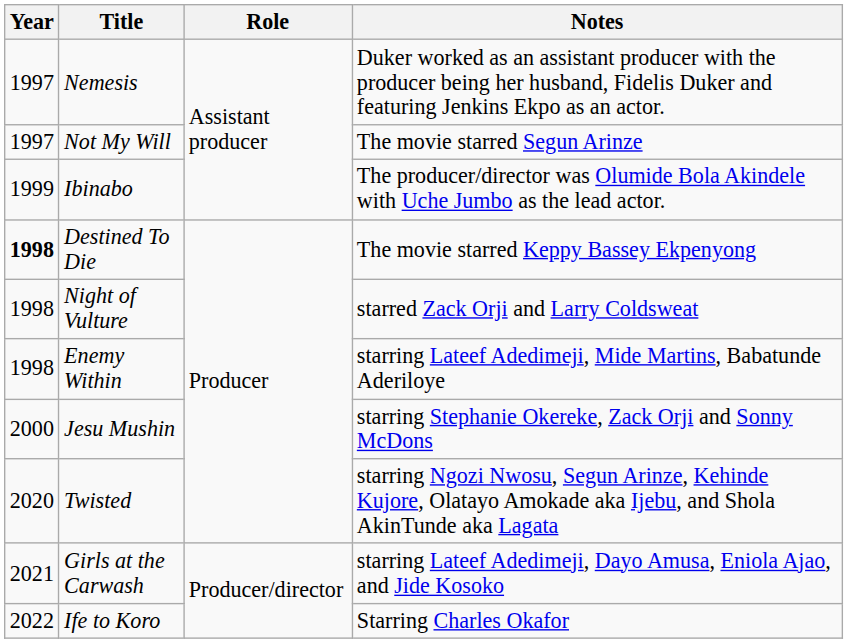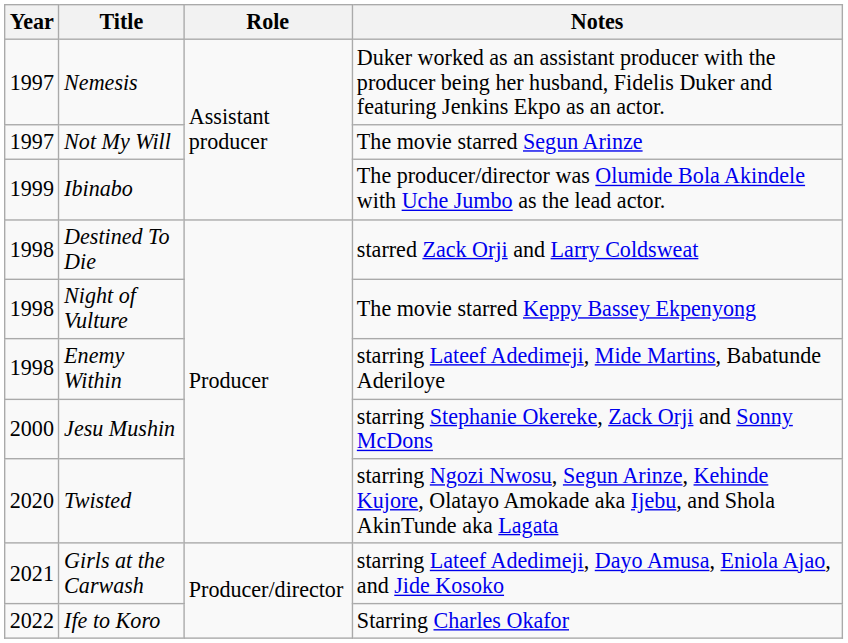(32, 249) bold -> (32, 249) normal
(556, 249) The movie starred Keppy Bassey Ekpenyong -> (528, 249) starred Zack Orji and Larry Coldsweat
(528, 308) starred Zack Orji and Larry Coldsweat -> (556, 308) The movie starred Keppy Bassey Ekpenyong
